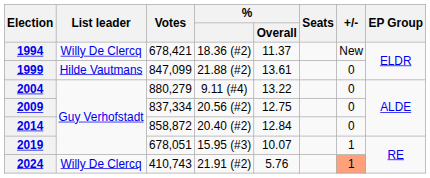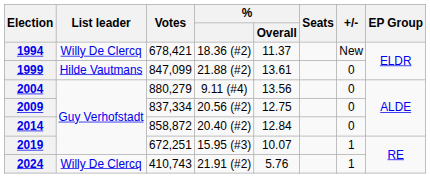(277, 88) 13.22 -> (277, 88) 13.56
(170, 145) 678,051 -> (170, 145) 672,251
(351, 164) lightsalmon background -> (351, 164) no background
